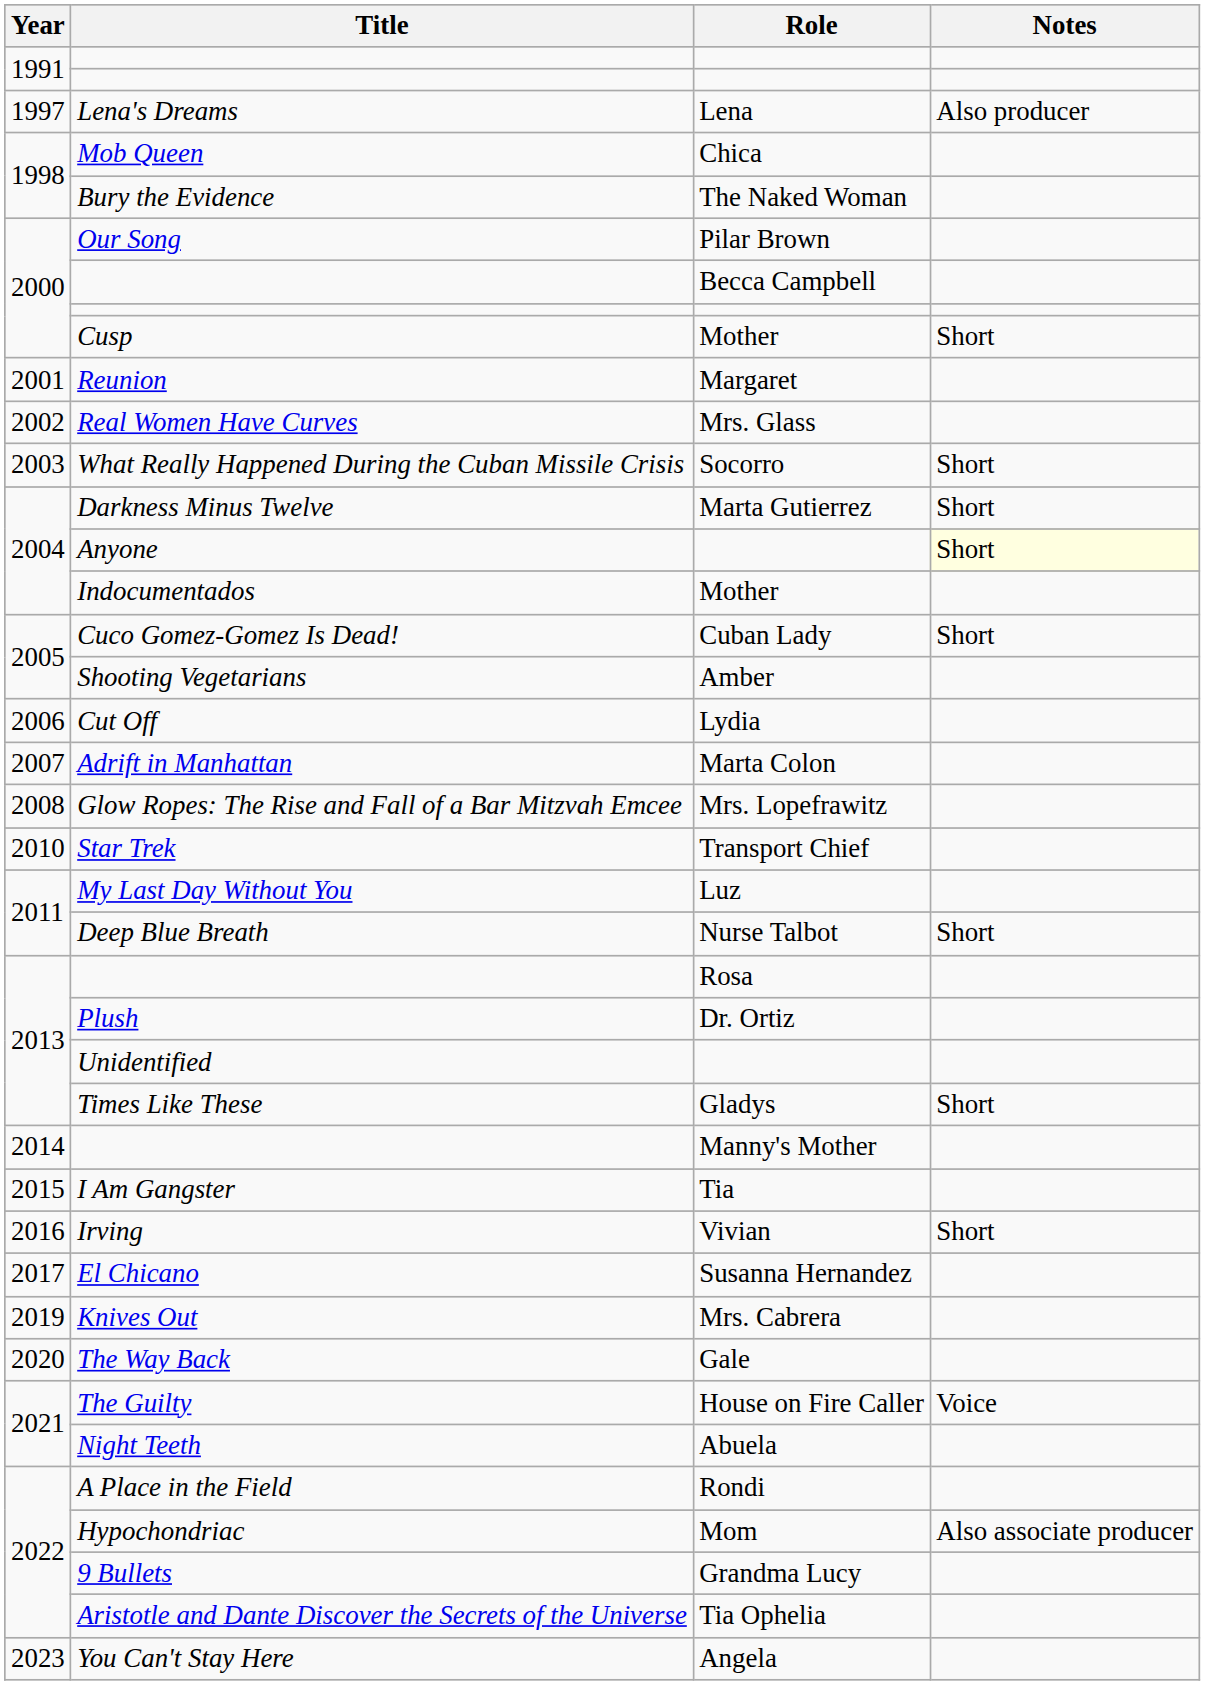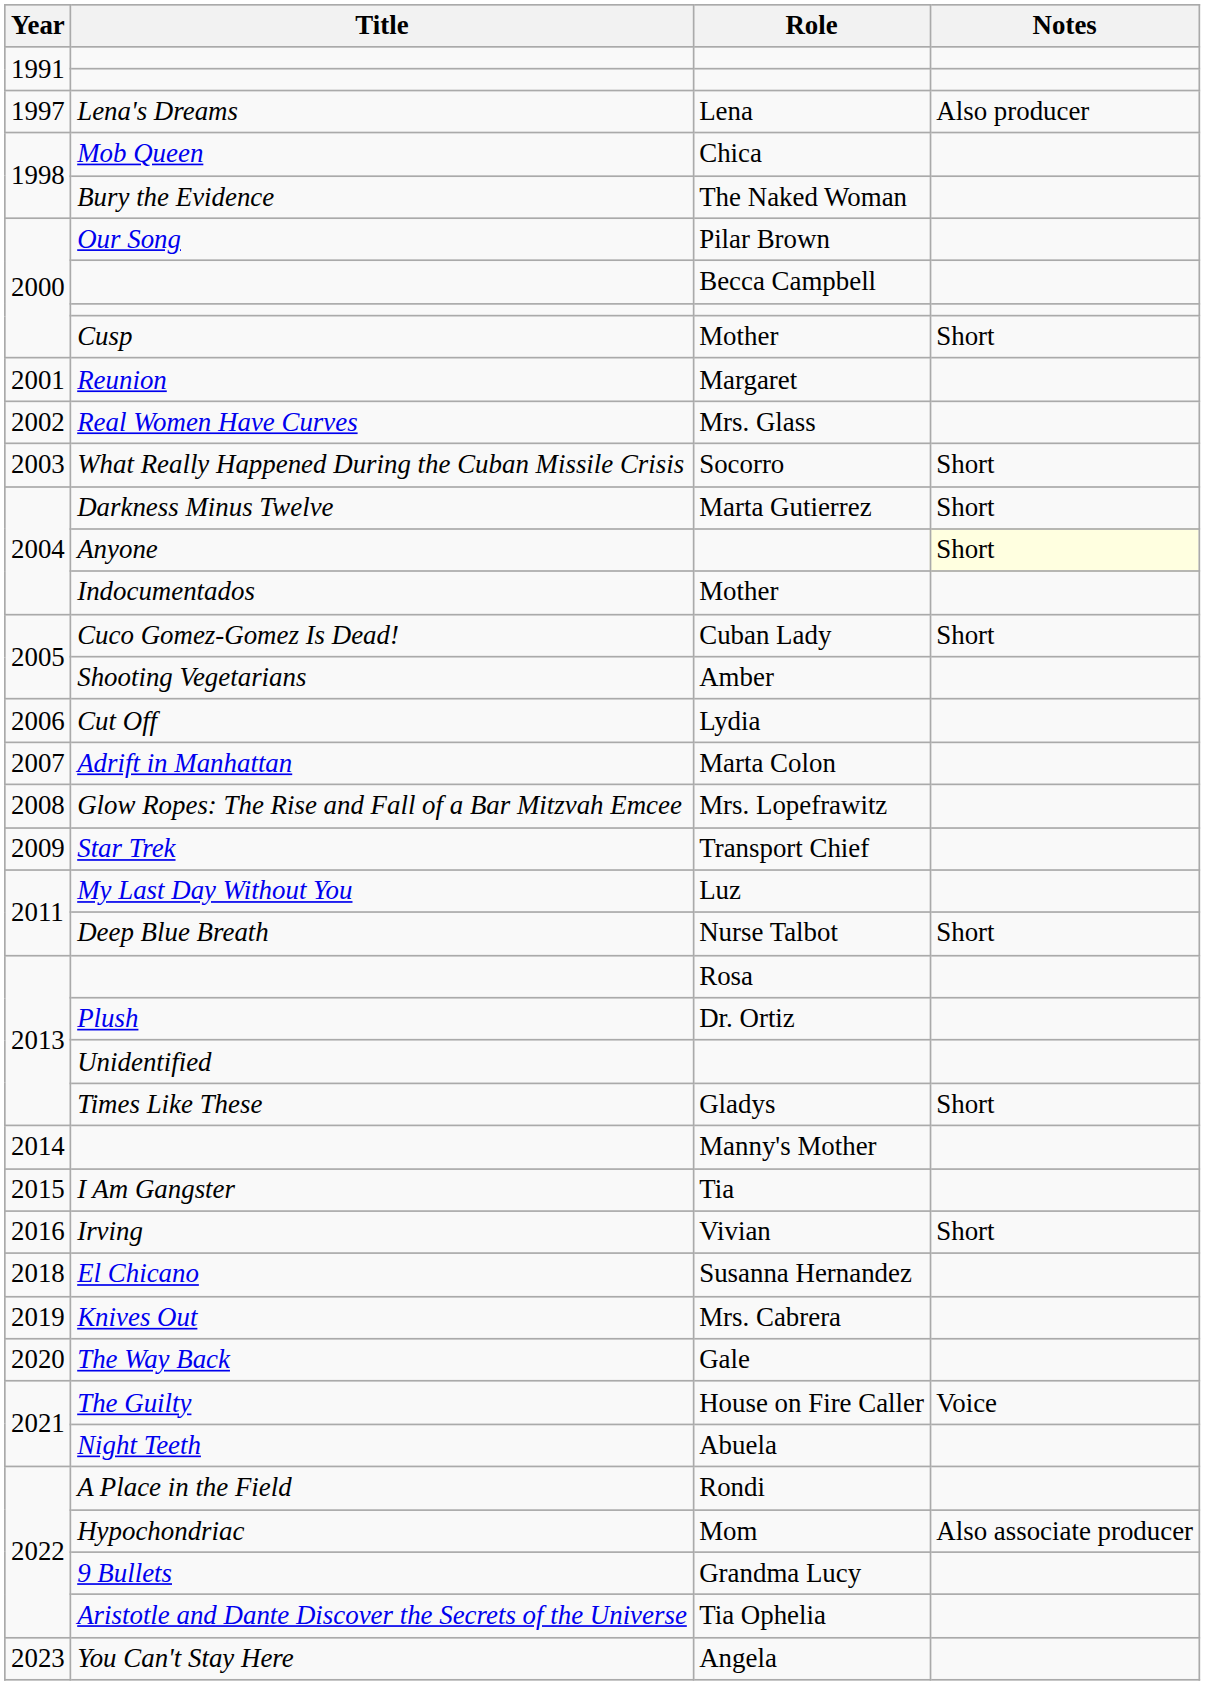(38, 848) 2010 -> (38, 848) 2009
(38, 1274) 2017 -> (38, 1274) 2018
